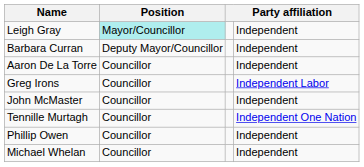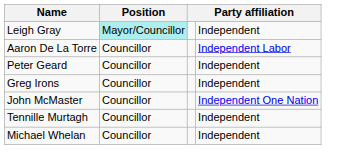- row: (45, 48)
(267, 65) Independent -> (244, 48) Independent Labor
+ row: (37, 65)
(282, 83) Independent Labor -> (229, 83) Independent
(267, 100) Independent -> (258, 100) Independent One Nation
(296, 118) Independent One Nation -> (229, 118) Independent
- row: (38, 135)
